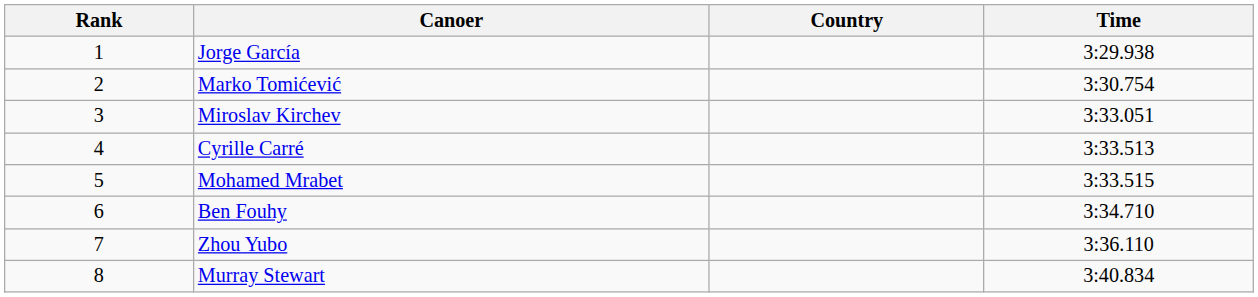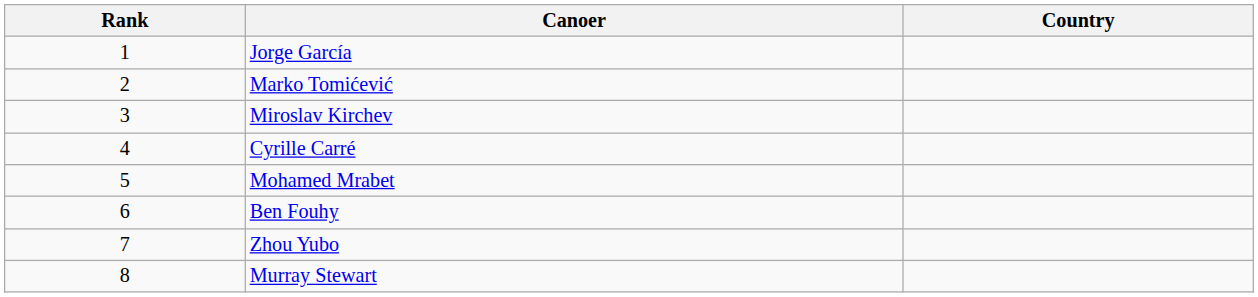- column: (1119, 20)
